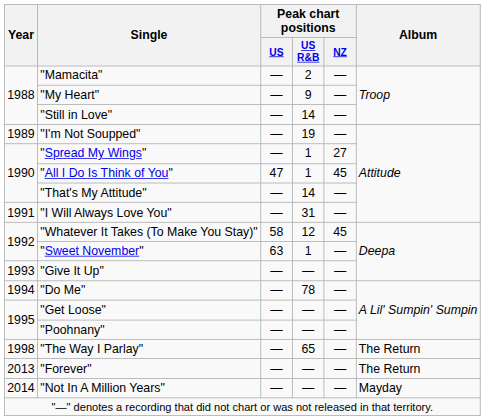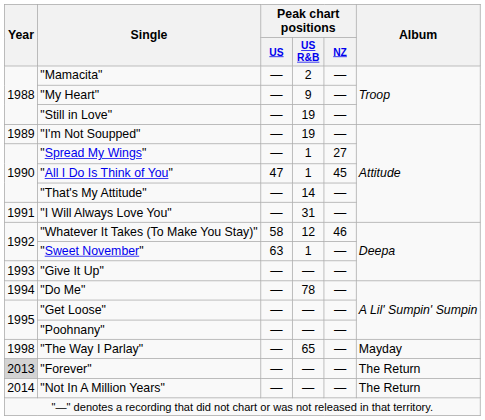(308, 114) 14 -> (308, 114) 19
(340, 231) 45 -> (340, 231) 46
(390, 349) The Return -> (380, 349) Mayday
(21, 368) no background -> (21, 368) lightgrey background
(380, 388) Mayday -> (390, 388) The Return
